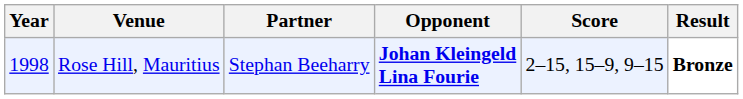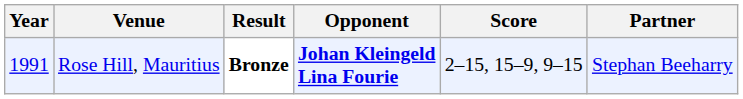columns swapped: (299, 21) <-> (703, 21)
(29, 65) 1998 -> (29, 65) 1991
